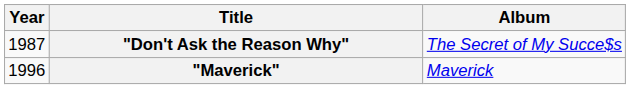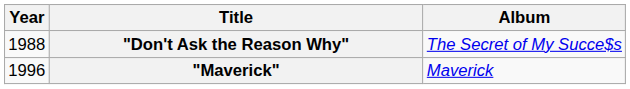(27, 44) 1987 -> (27, 44) 1988
